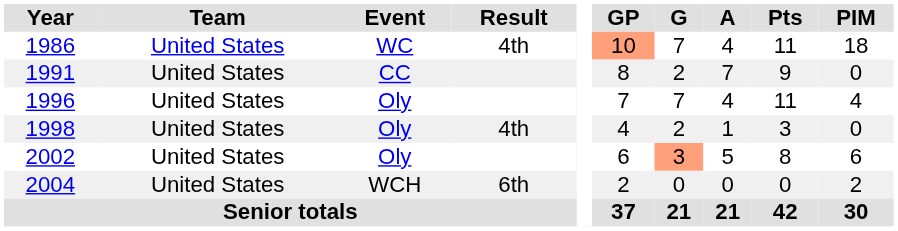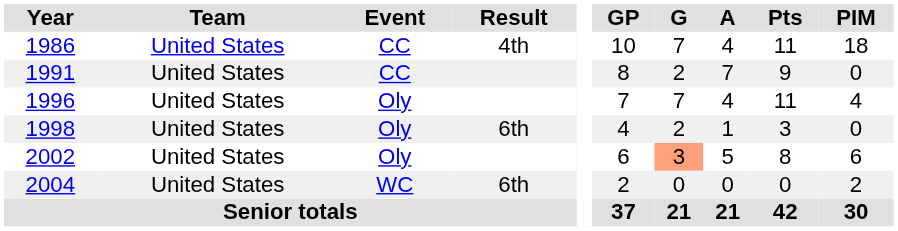(395, 45) WC -> (395, 45) CC
(623, 45) lightsalmon background -> (623, 45) no background
(514, 128) 4th -> (514, 128) 6th
(395, 184) WCH -> (395, 184) WC
